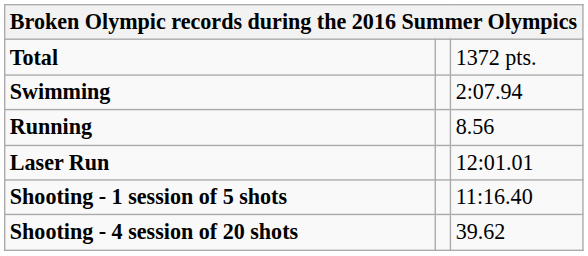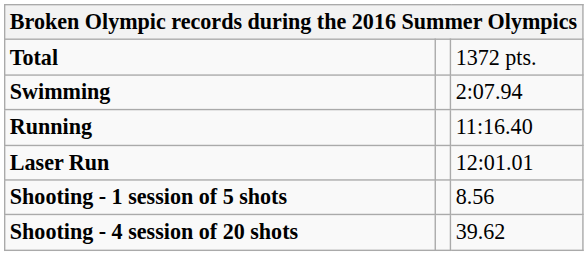(475, 127) 8.56 -> (494, 127) 11:16.40
(494, 197) 11:16.40 -> (475, 197) 8.56
